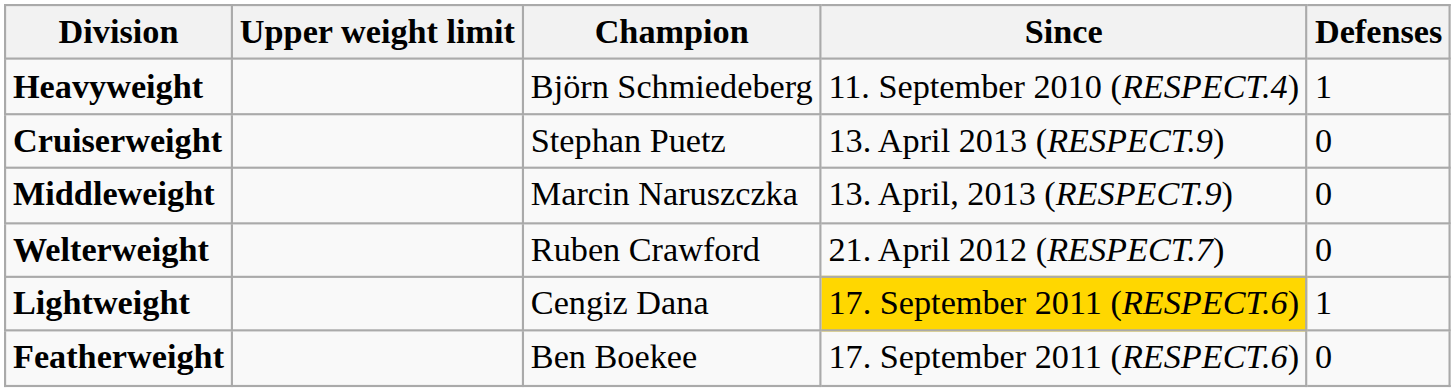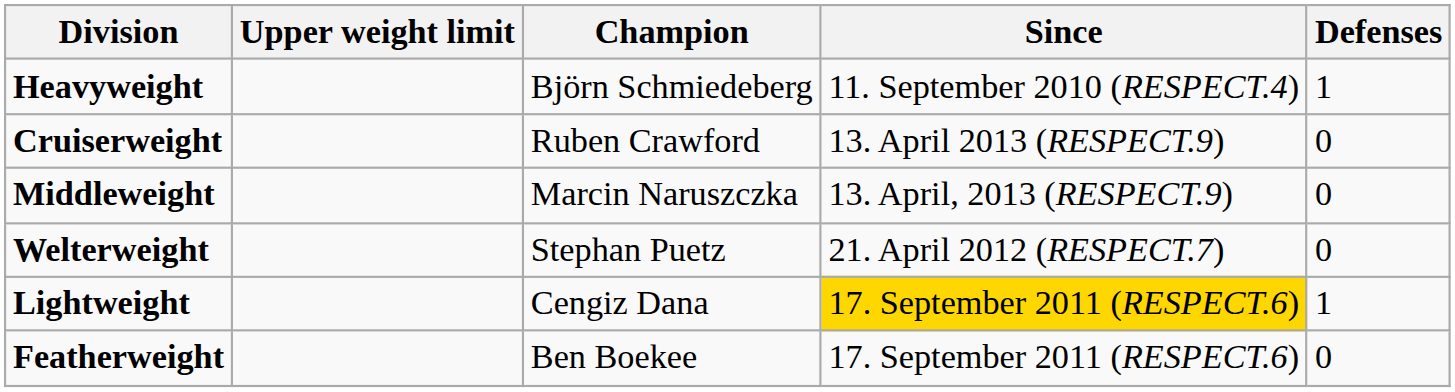(628, 140) Stephan Puetz -> (645, 140) Ruben Crawford
(645, 248) Ruben Crawford -> (628, 248) Stephan Puetz
